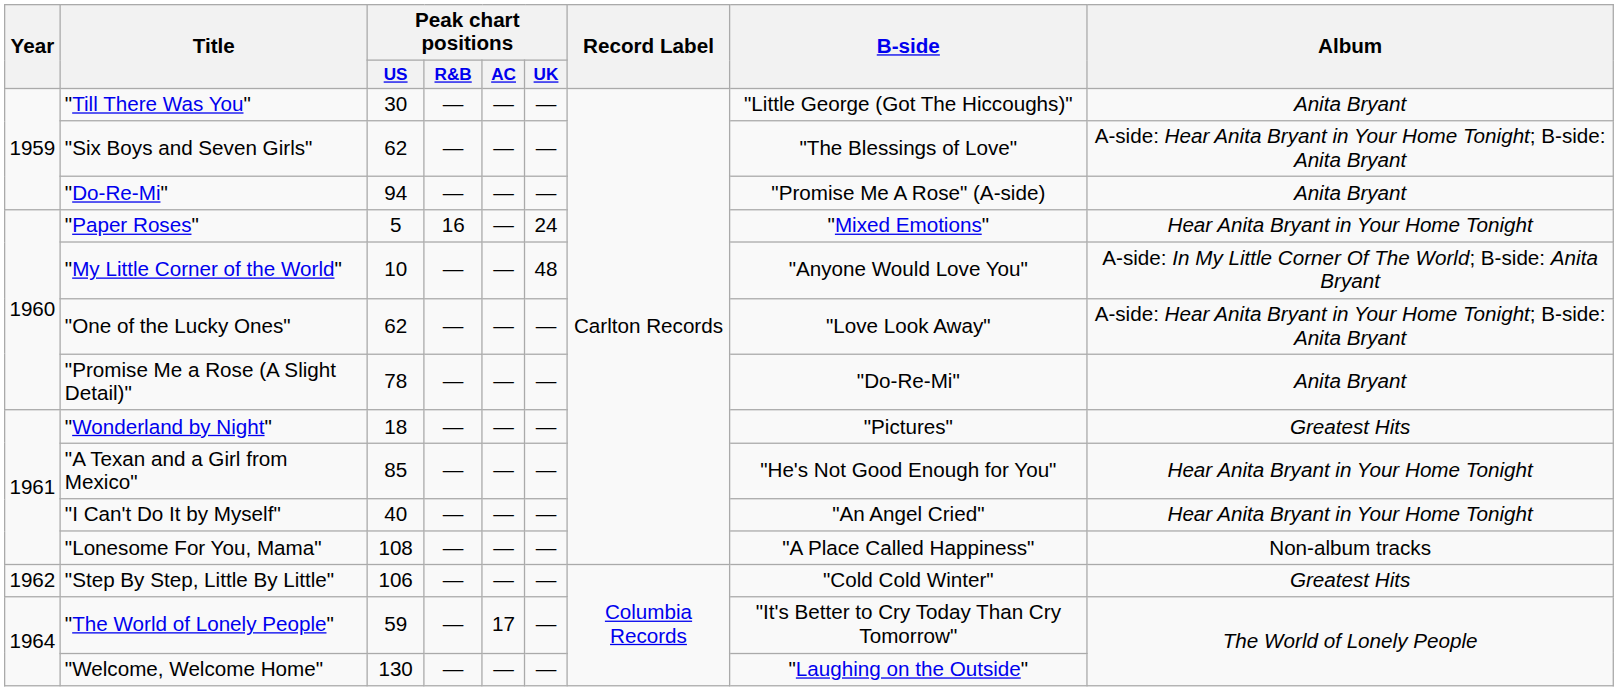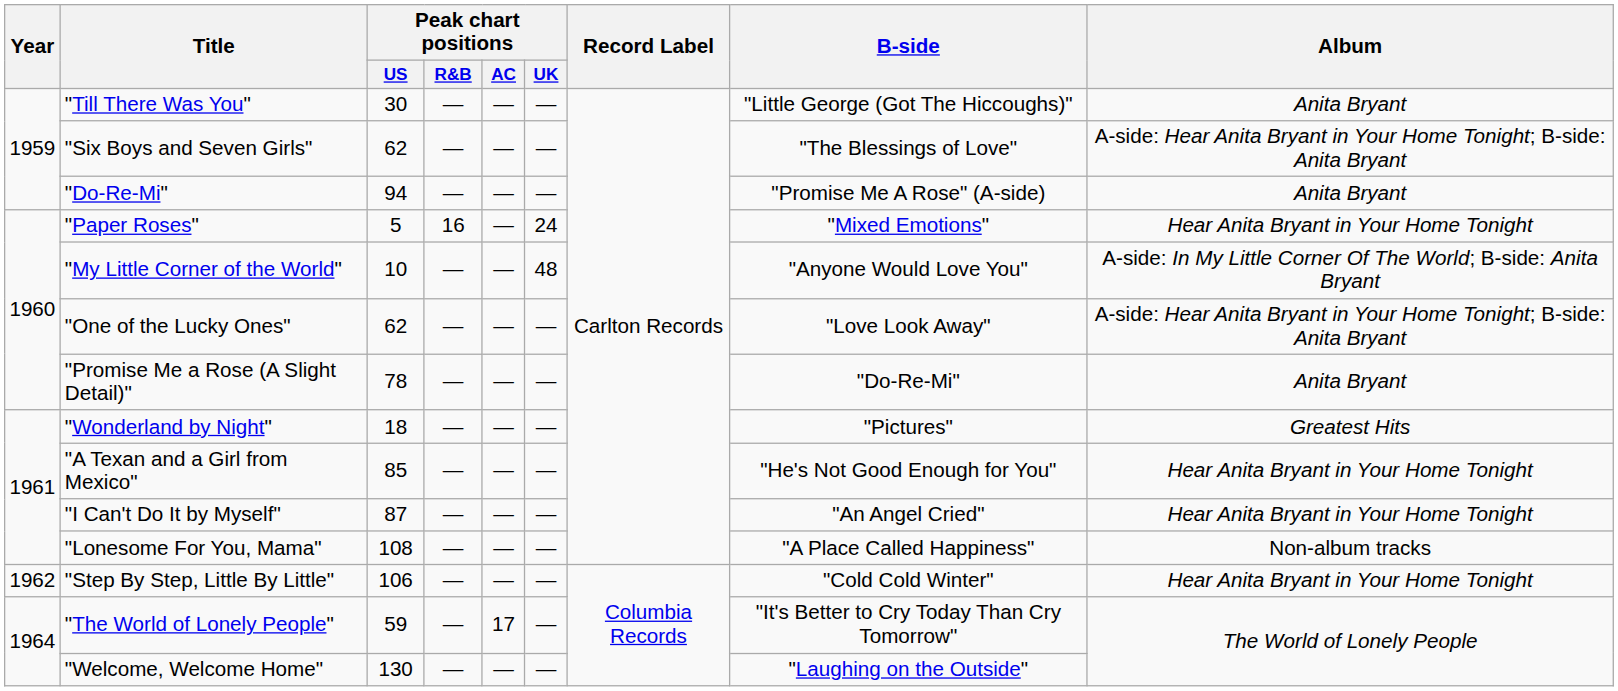(396, 515) 40 -> (396, 515) 87
(1350, 580) Greatest Hits -> (1350, 580) Hear Anita Bryant in Your Home Tonight
